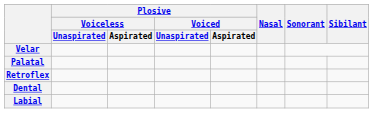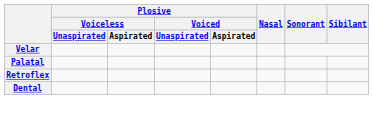- row: (28, 101)
